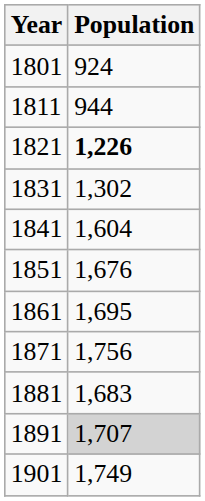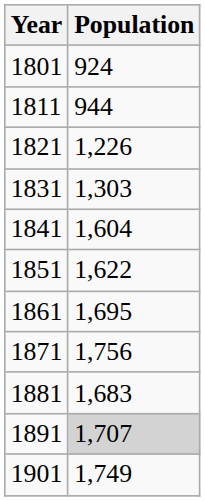(103, 147) bold -> (103, 147) normal
(103, 188) 1,302 -> (103, 188) 1,303
(103, 270) 1,676 -> (103, 270) 1,622
